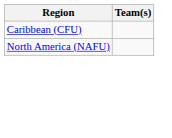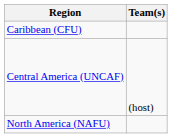+ row: (65, 77)
